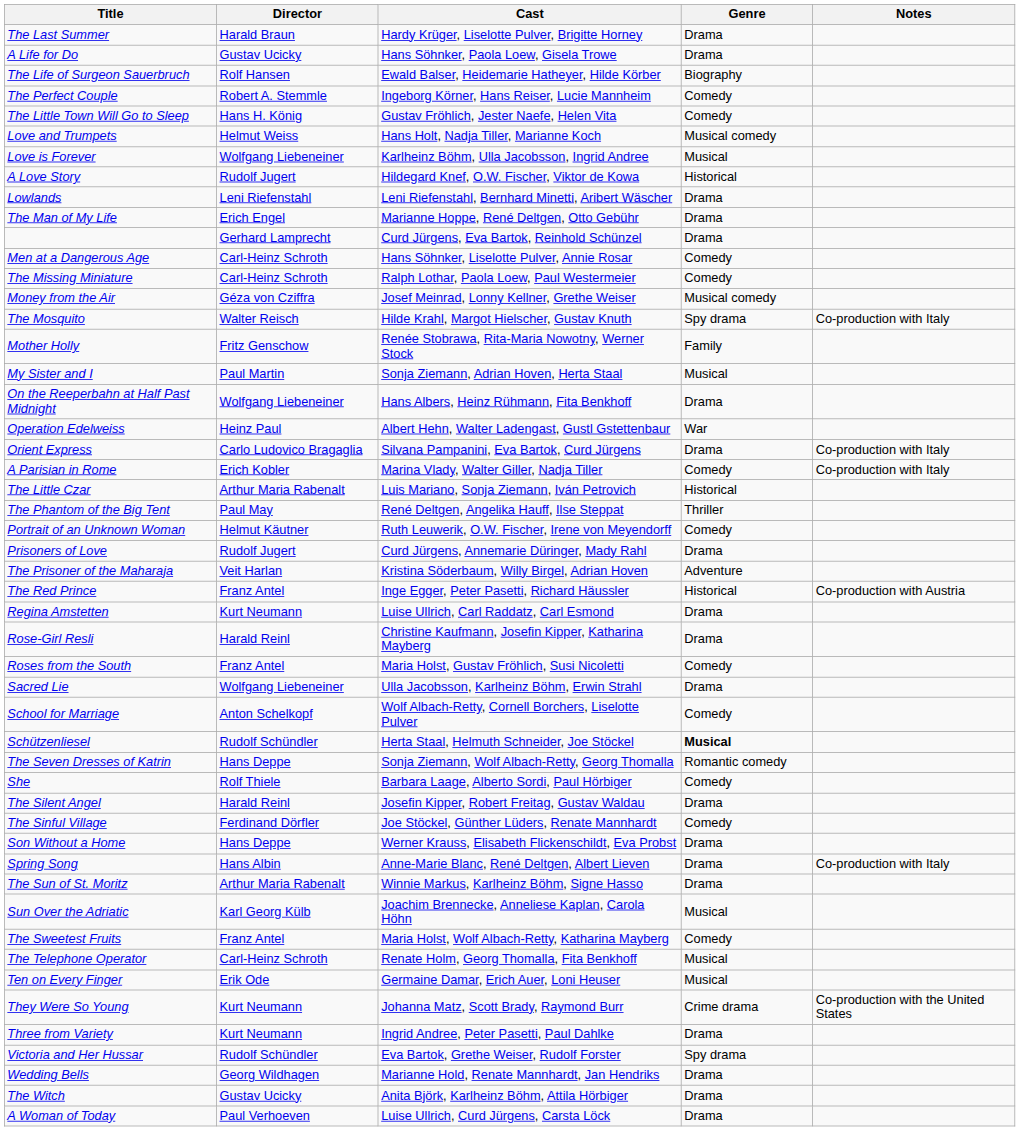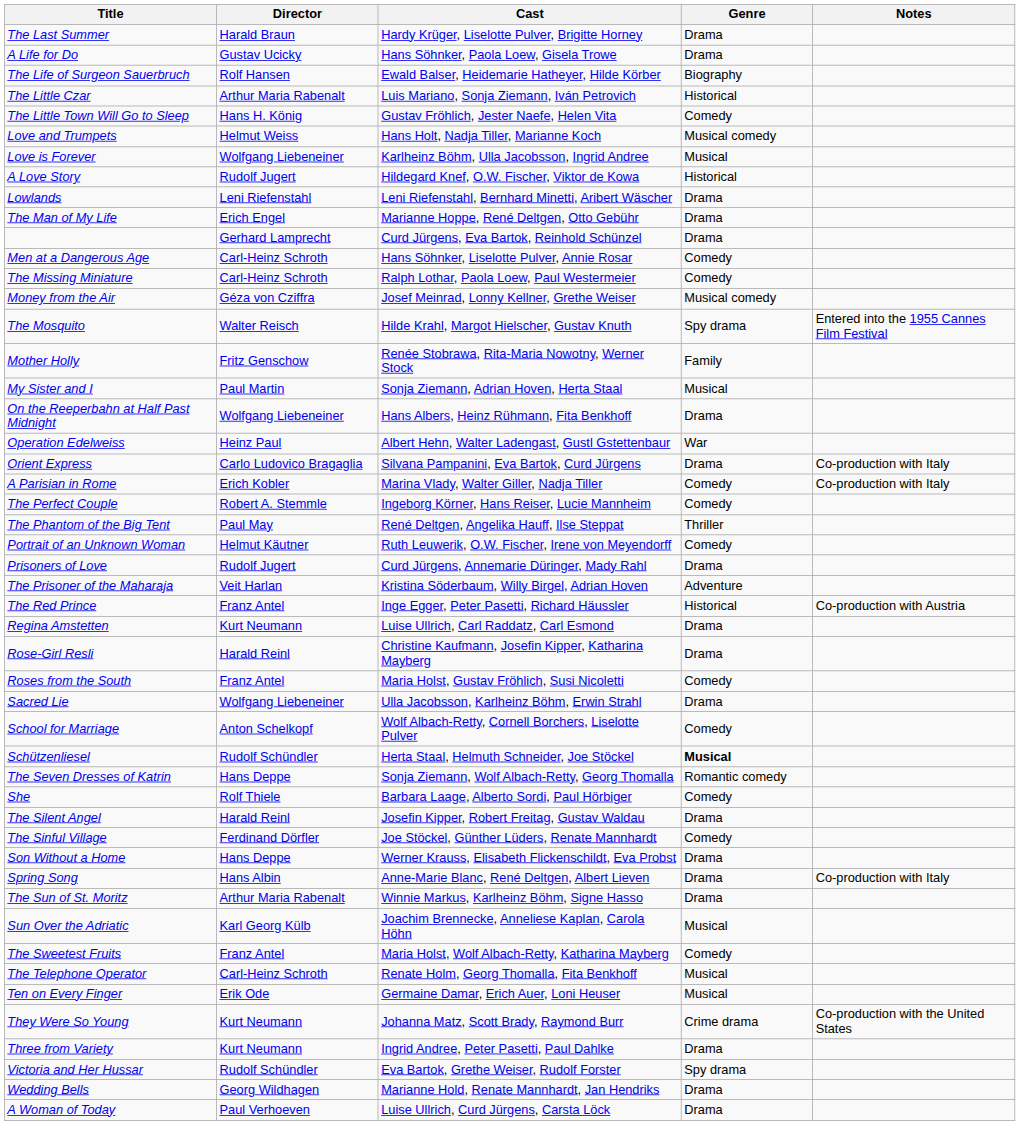rows swapped: (49, 490) <-> (62, 95)
(883, 319) Co-production with Italy -> (901, 326) Entered into the 1955 Cannes Film Festival
- row: (36, 1095)
